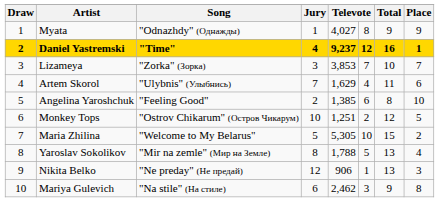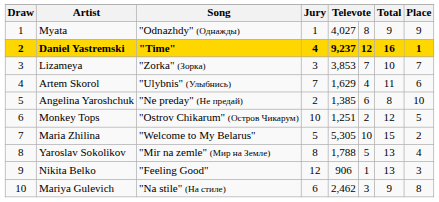(174, 100) "Feeling Good" -> (191, 100) "Ne preday" (Не предай)
(191, 170) "Ne preday" (Не предай) -> (174, 170) "Feeling Good"
